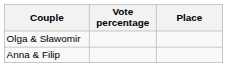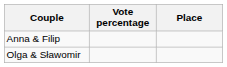rows swapped: (33, 54) <-> (44, 39)
